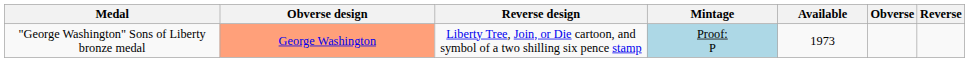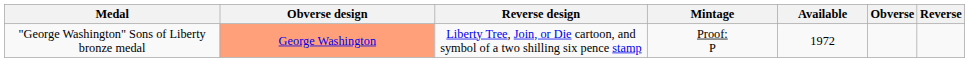(712, 40) lightblue background -> (712, 40) no background
(823, 40) 1973 -> (823, 40) 1972
